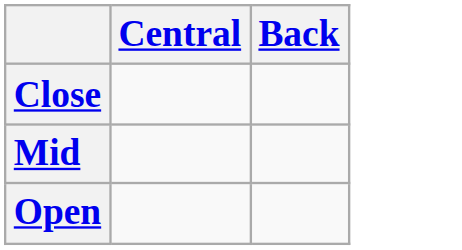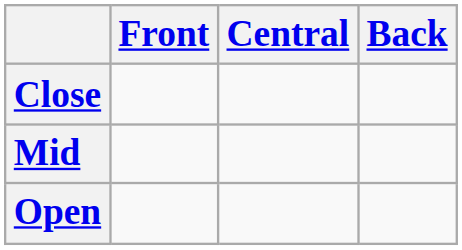+ column: (164, 34)
